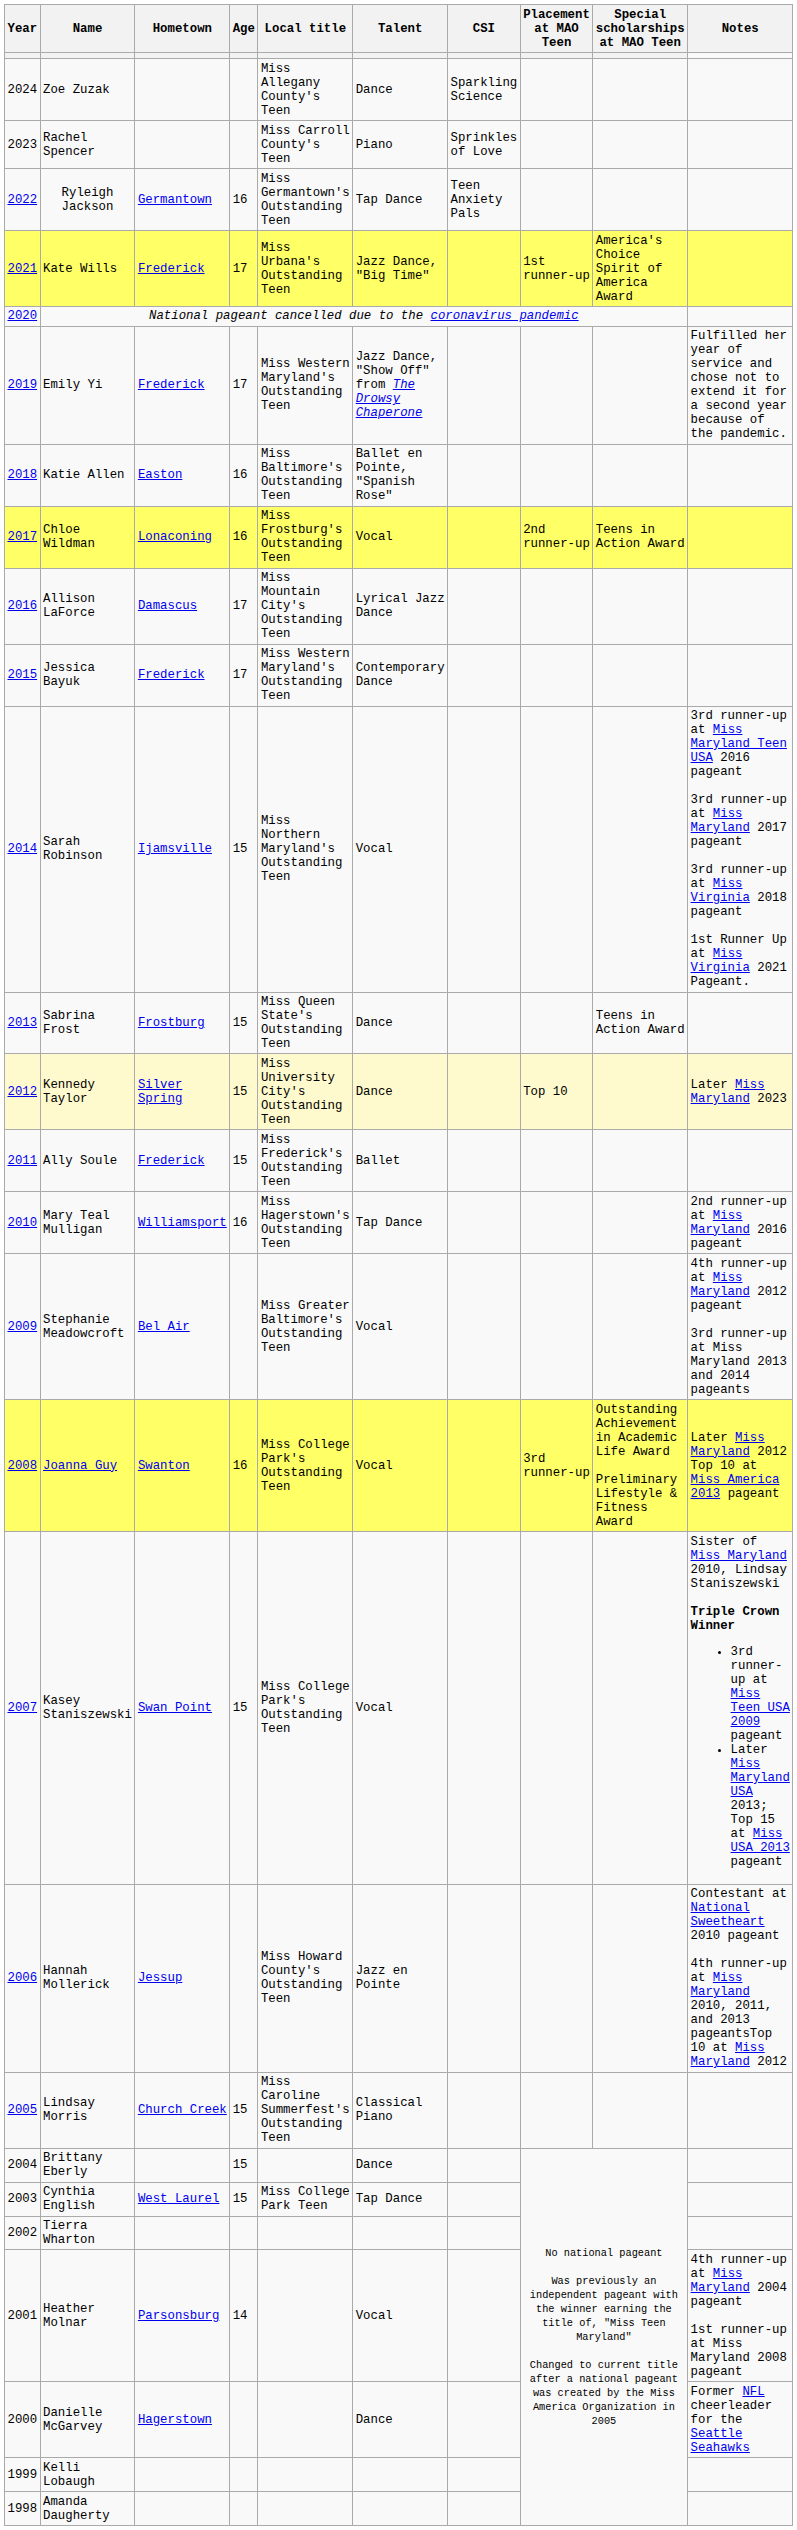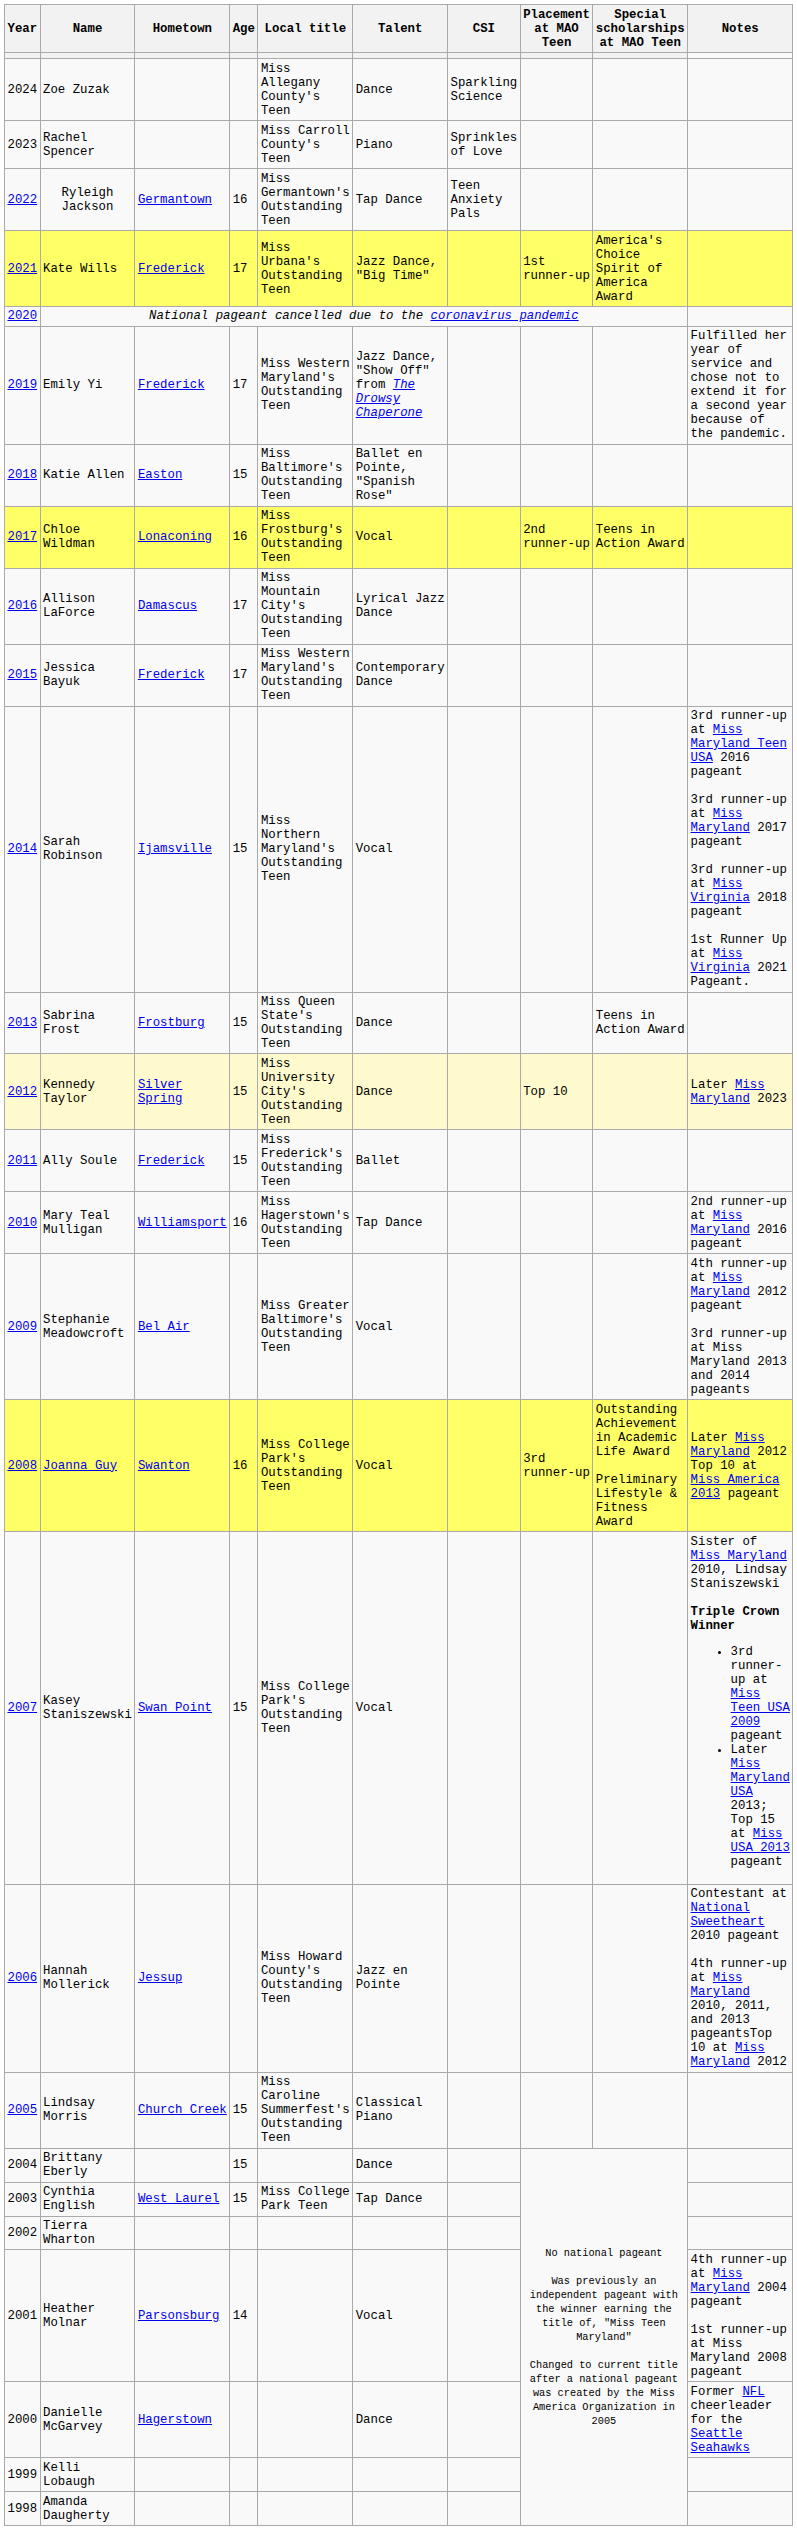(240, 475) 16 -> (240, 475) 15
